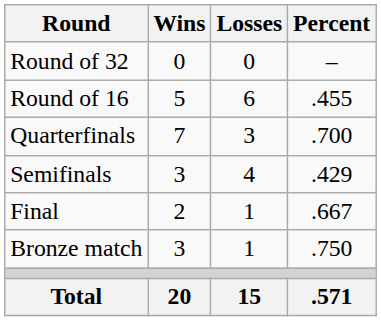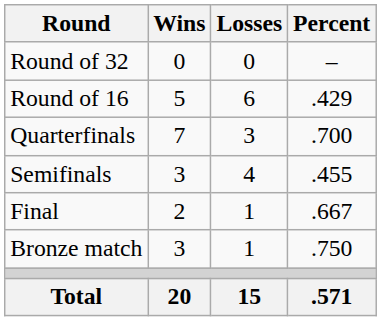(332, 98) .455 -> (332, 98) .429
(332, 173) .429 -> (332, 173) .455
